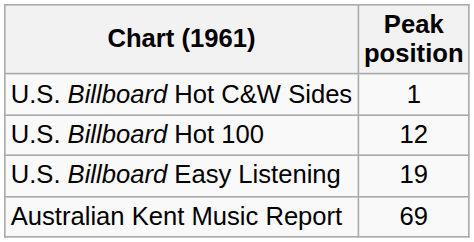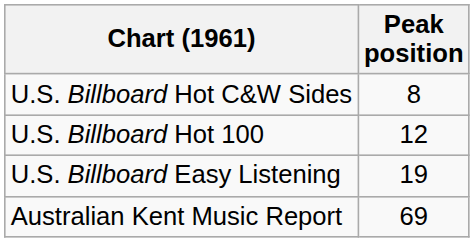(414, 94) 1 -> (414, 94) 8
